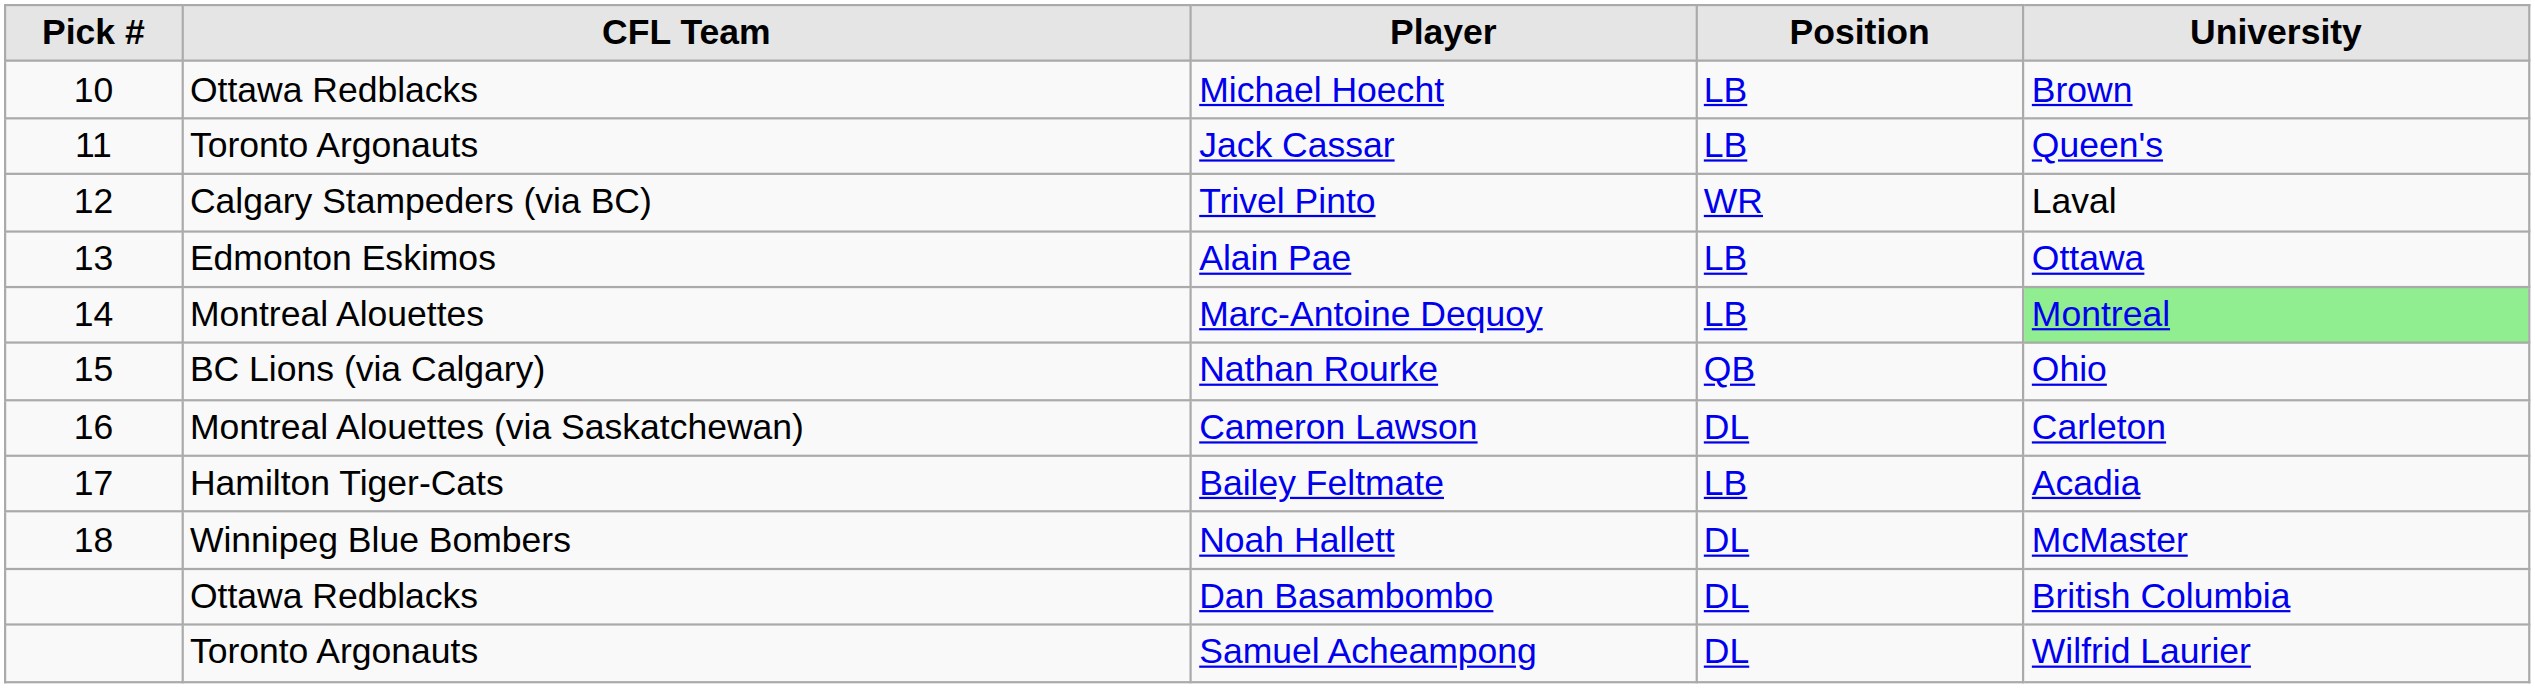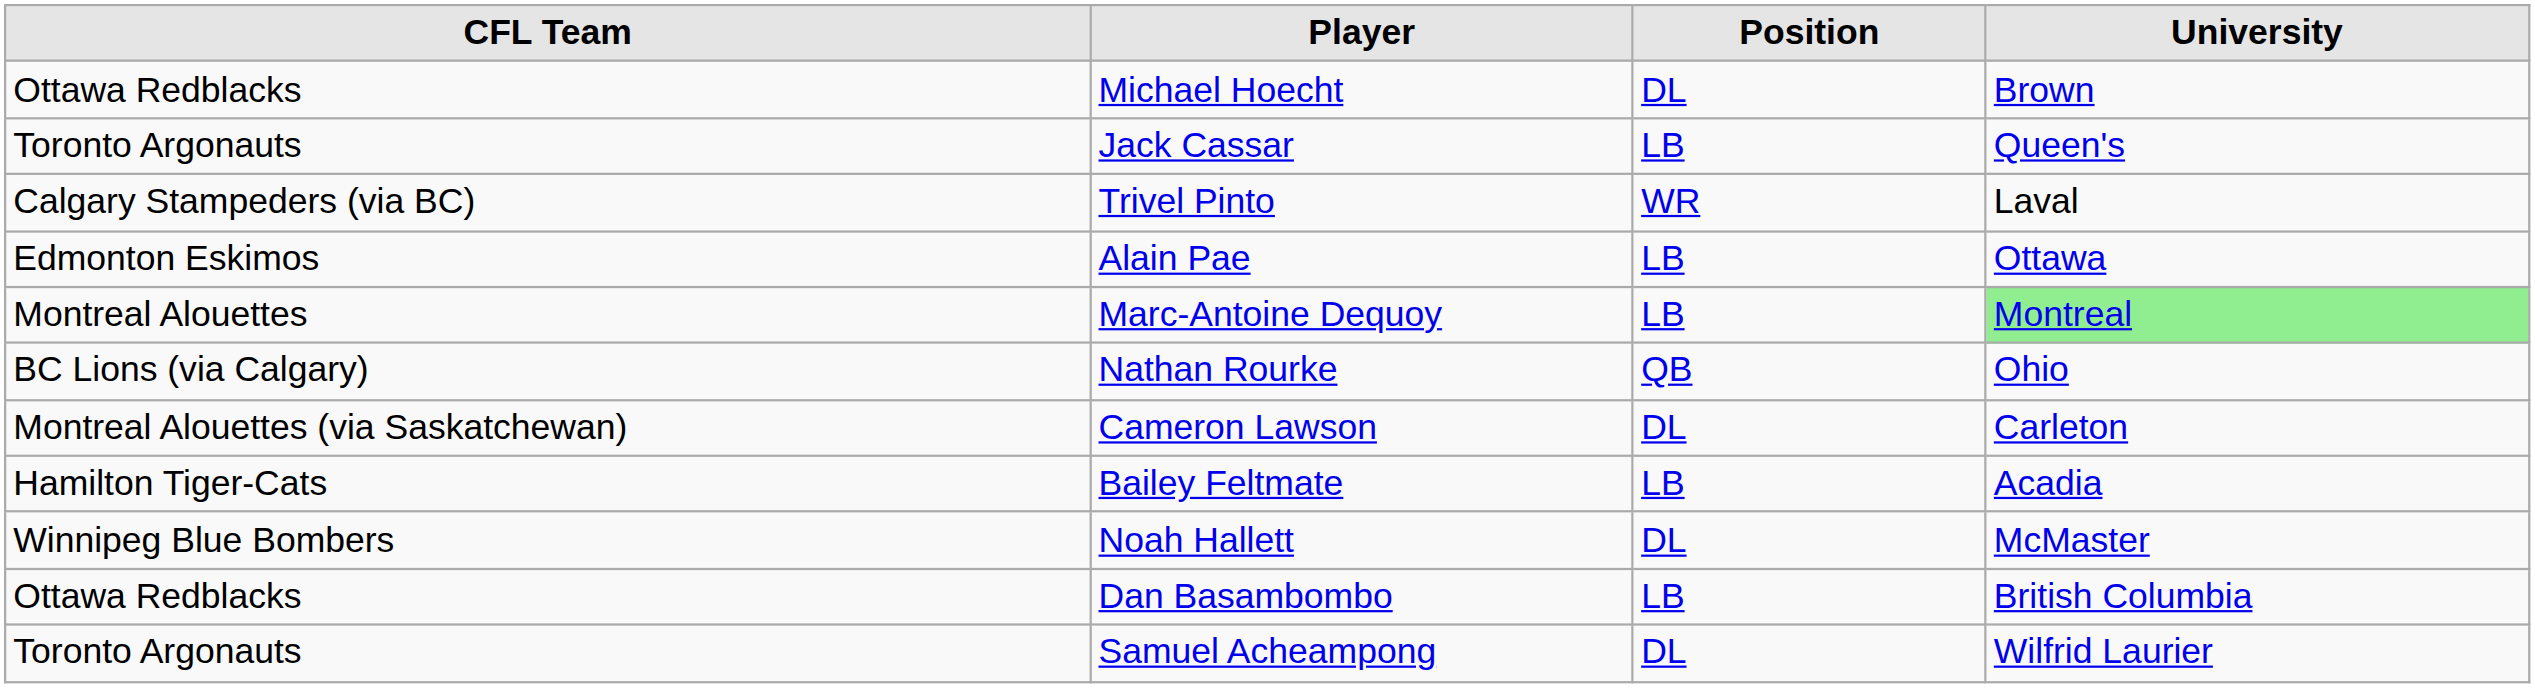- column: (93, 32)
(1726, 88) LB -> (1664, 88) DL
(1727, 595) DL -> (1663, 595) LB
